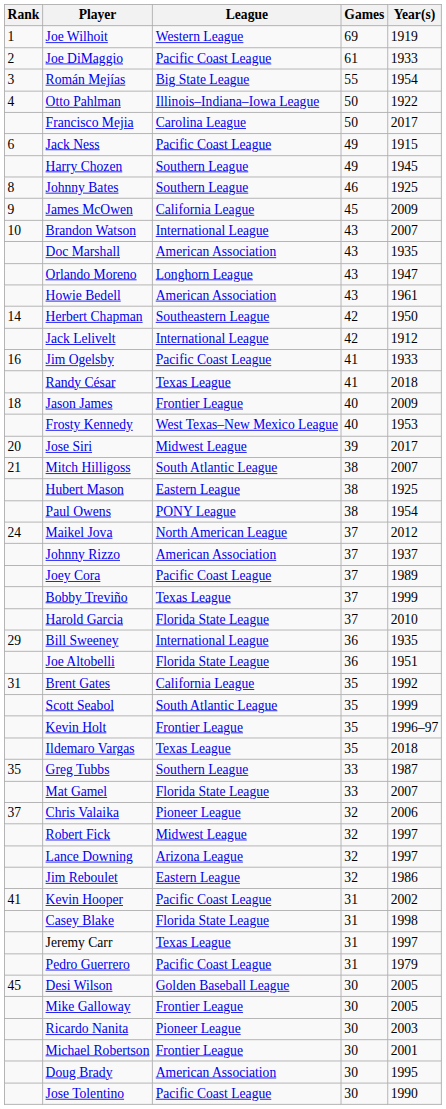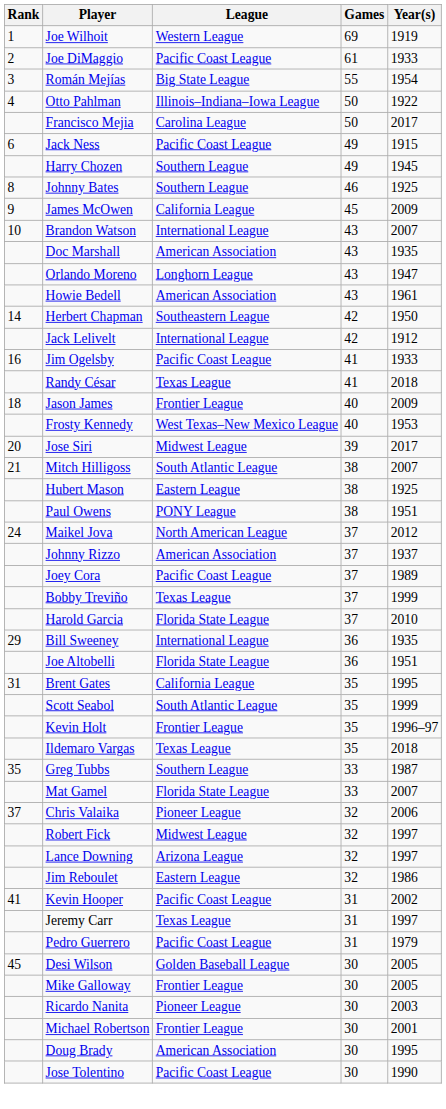(404, 511) 1954 -> (404, 511) 1951
(404, 683) 1992 -> (404, 683) 1995
- row: (80, 921)
